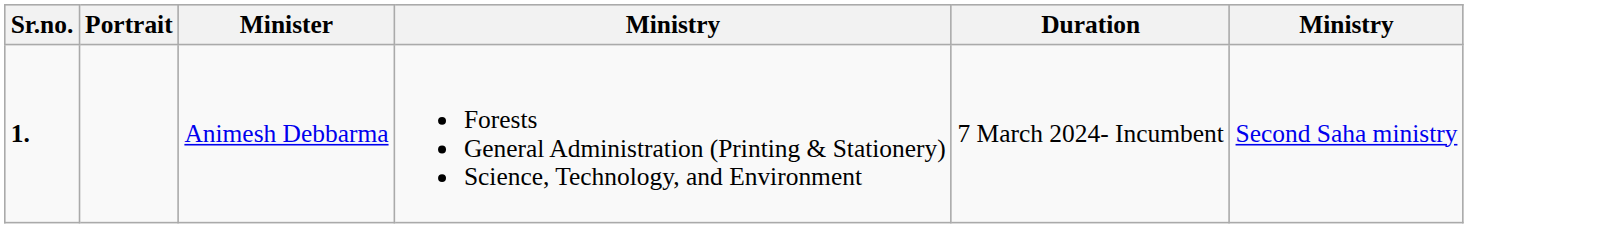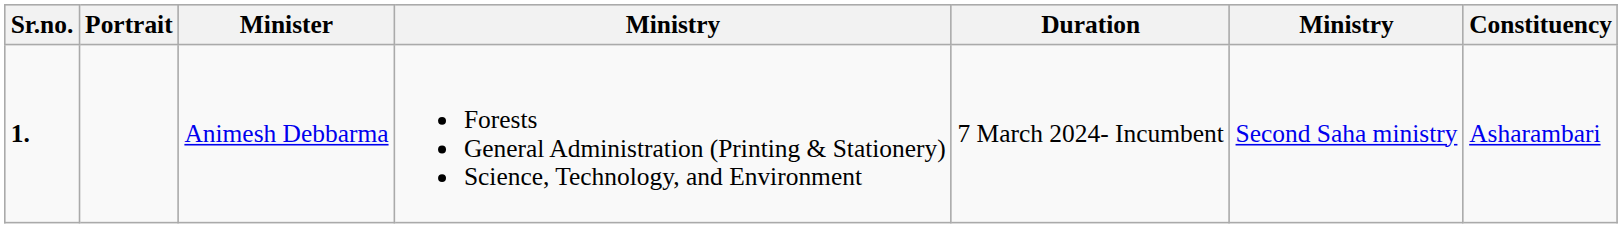+ column: (1541, 24)
